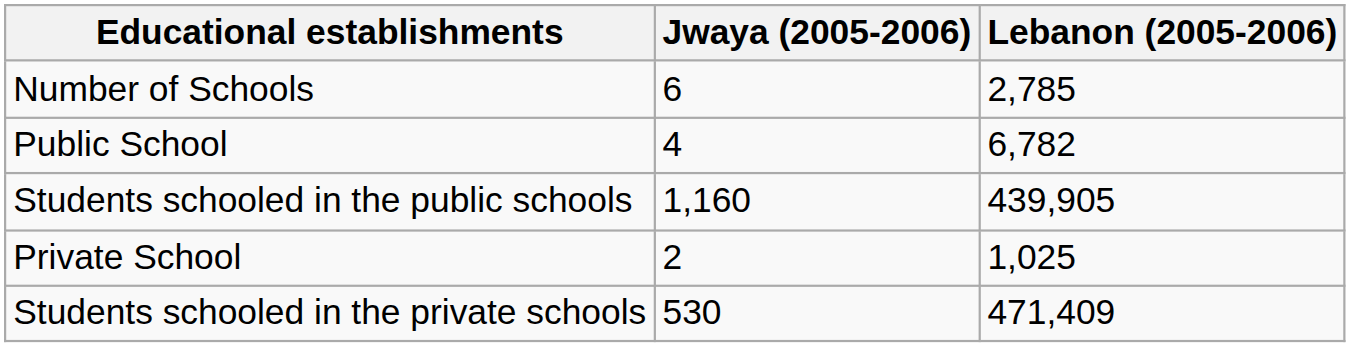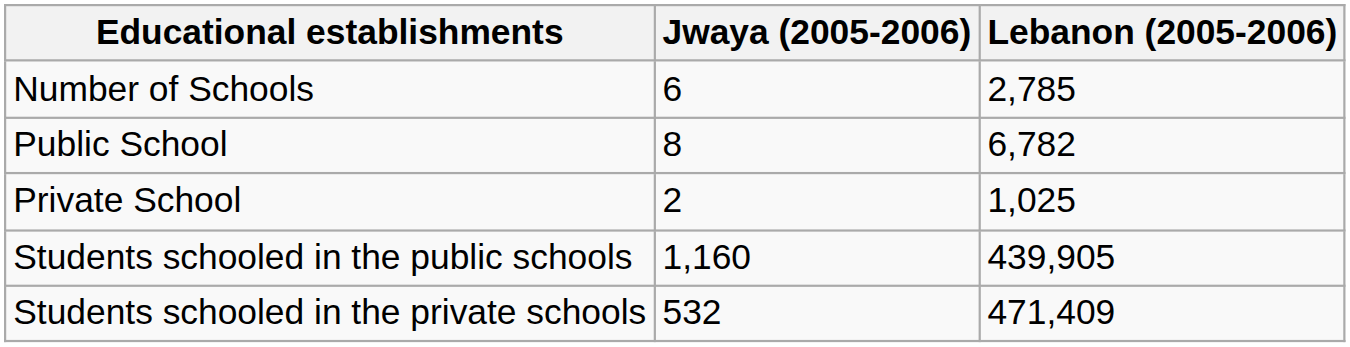(672, 144) 4 -> (672, 144) 8
rows swapped: (127, 256) <-> (323, 200)
(692, 312) 530 -> (692, 312) 532
